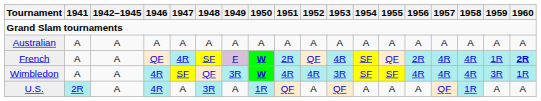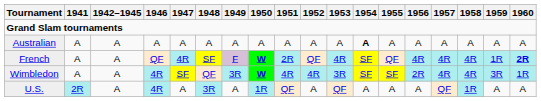(366, 43) normal -> (366, 43) bold
(418, 58) 2R -> (418, 58) 4R
(418, 74) 4R -> (418, 74) 2R
